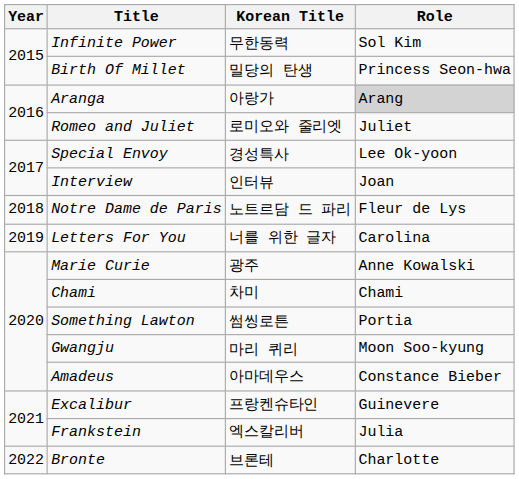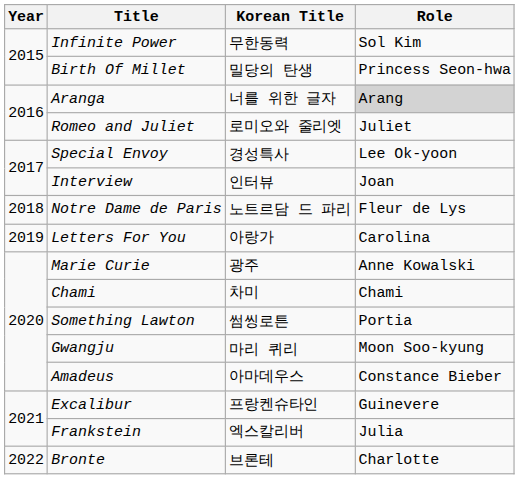(251, 99) 아랑가 -> (283, 99) 너를 위한 글자
(283, 238) 너를 위한 글자 -> (251, 238) 아랑가
